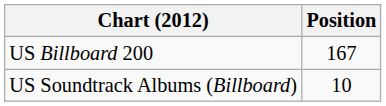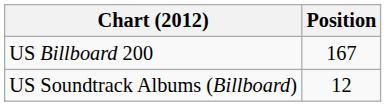(341, 85) 10 -> (341, 85) 12
